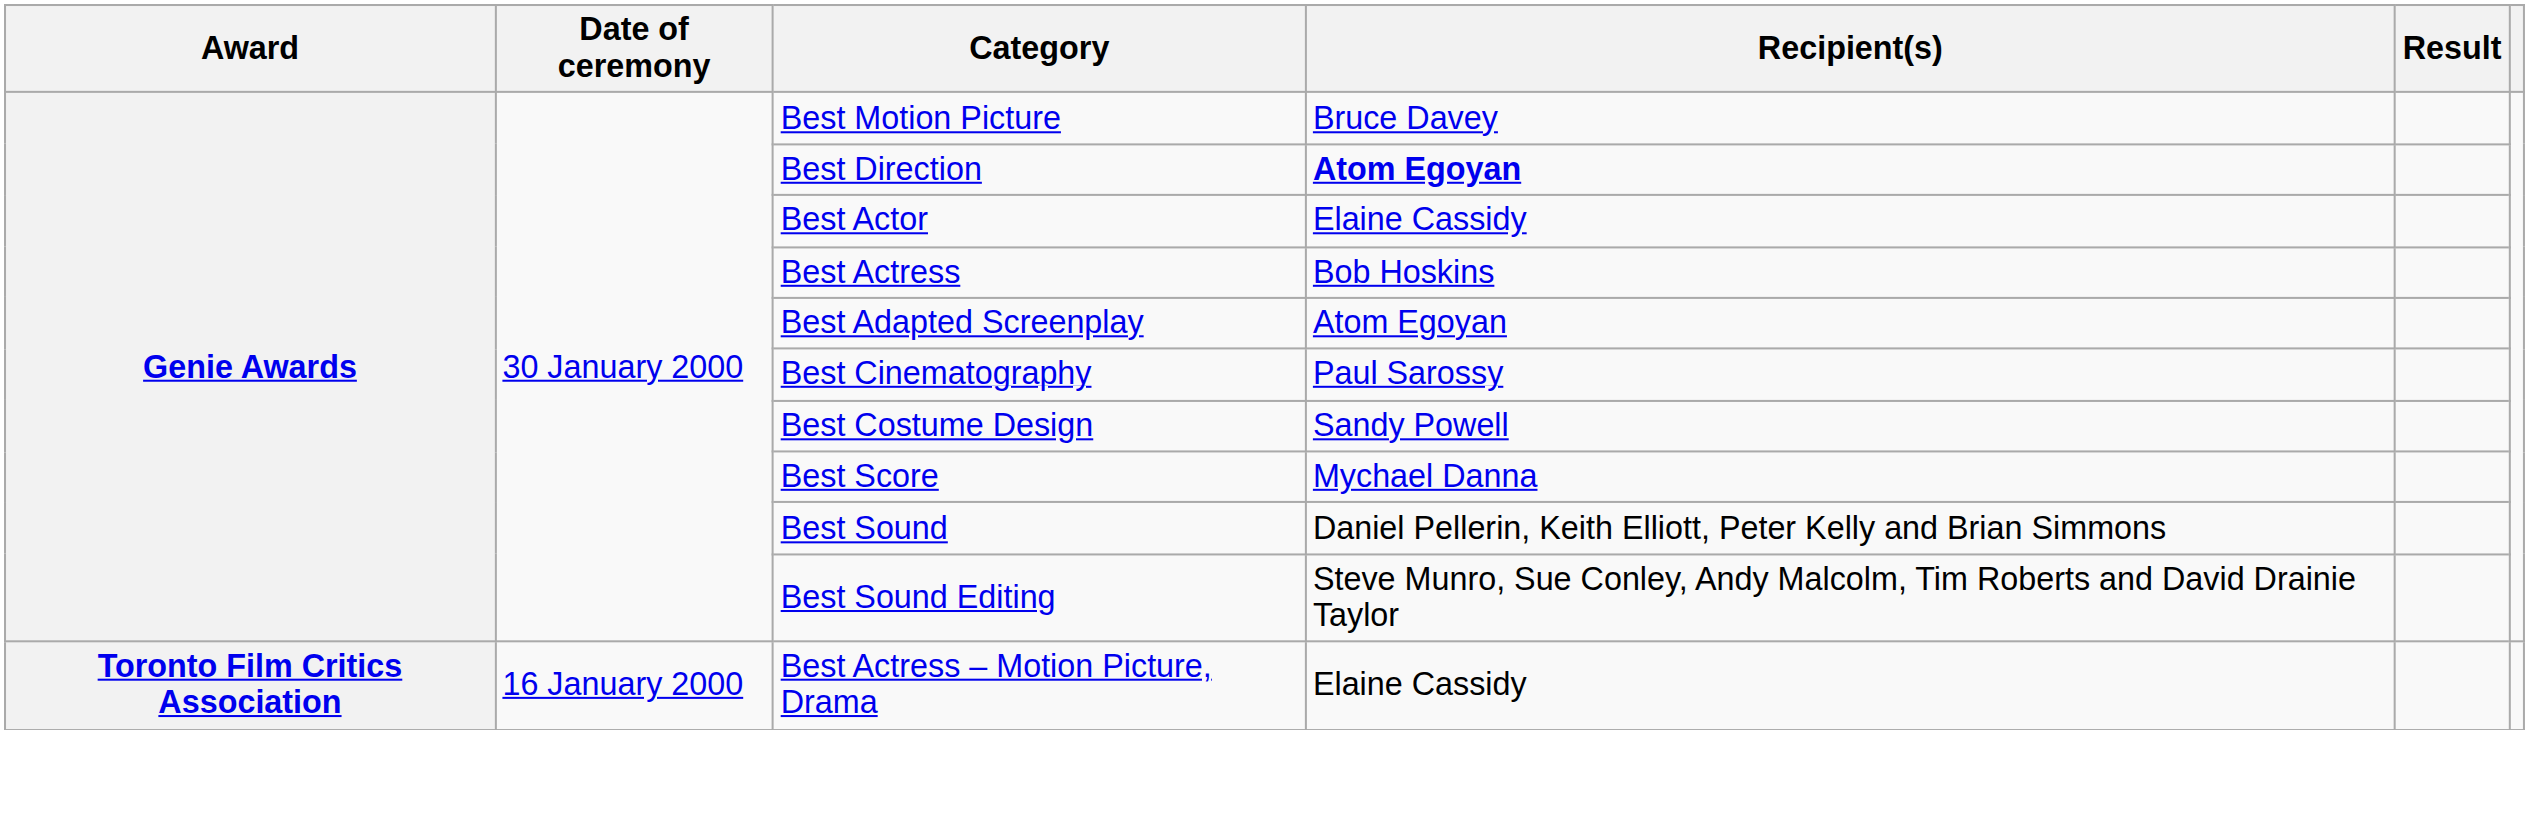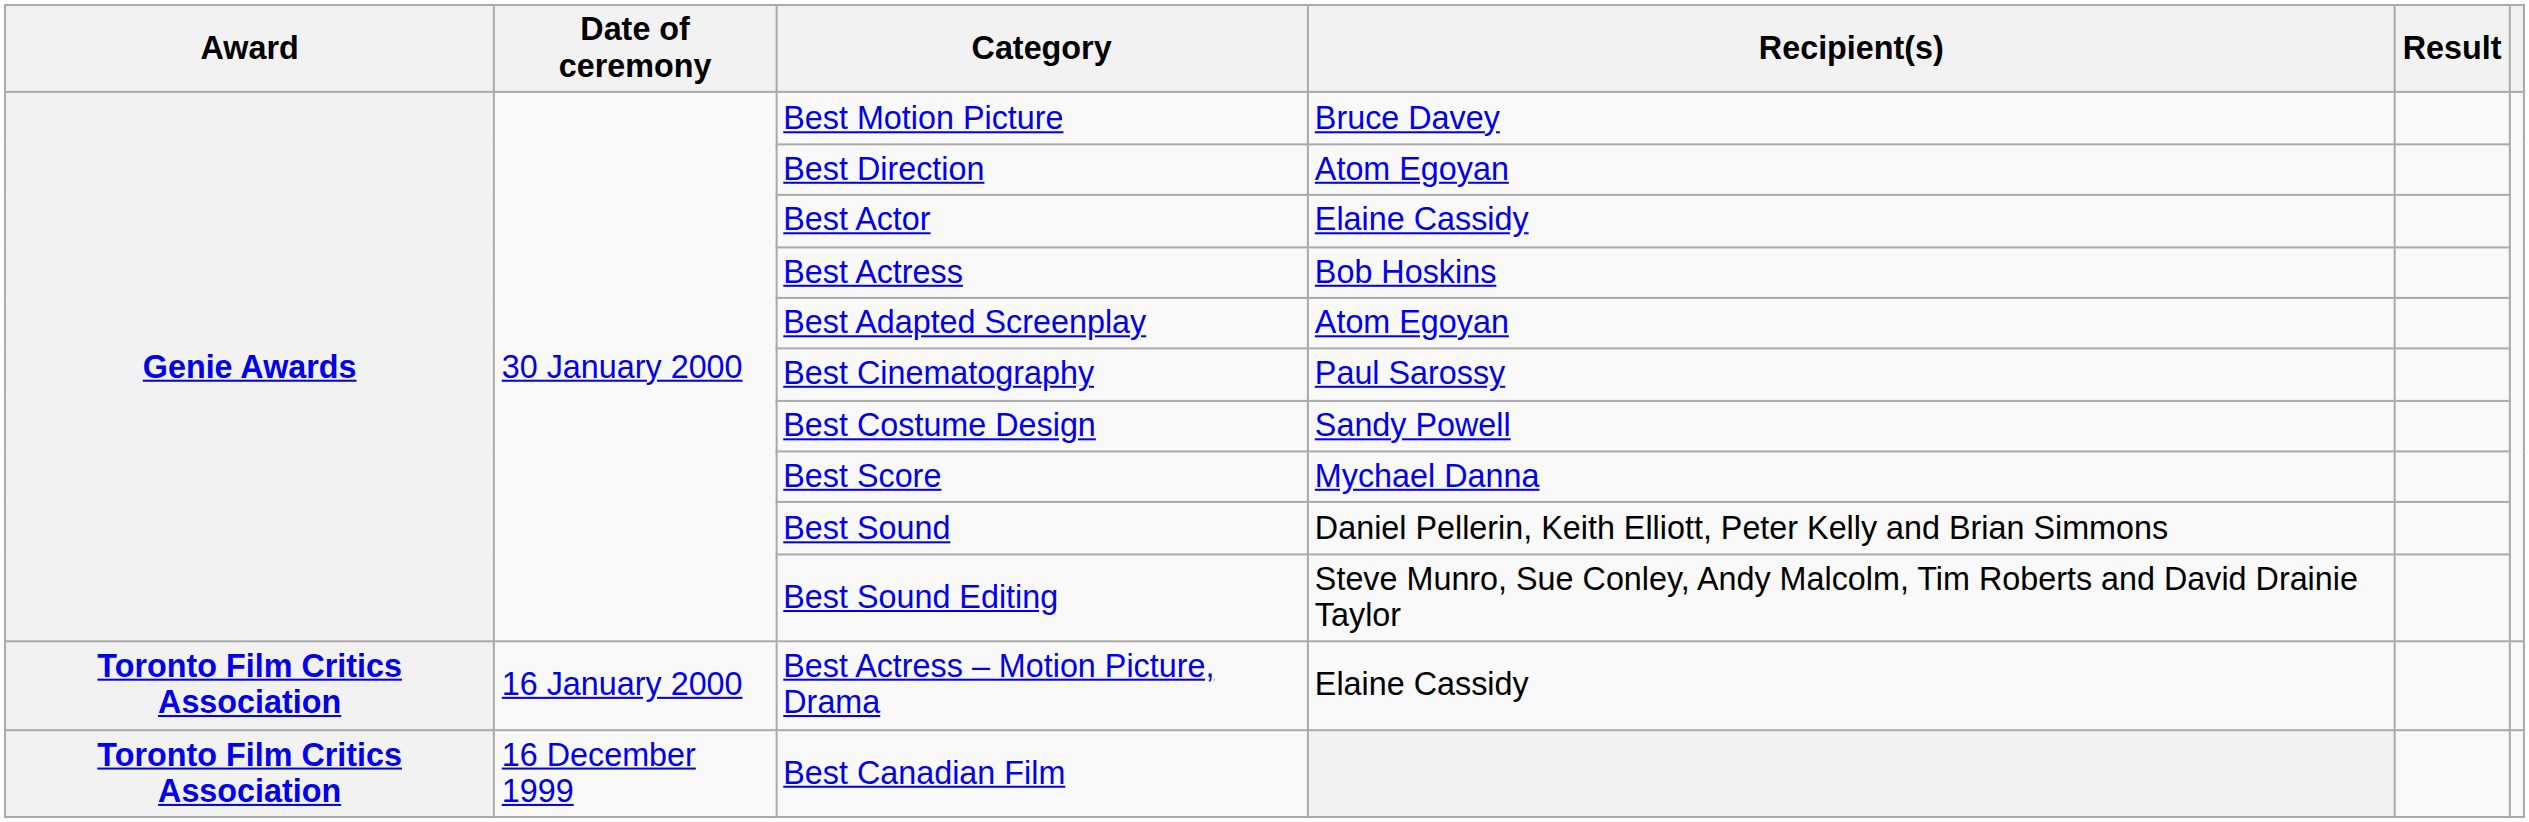(1417, 169) bold -> (1412, 169) normal
+ row: (924, 772)
